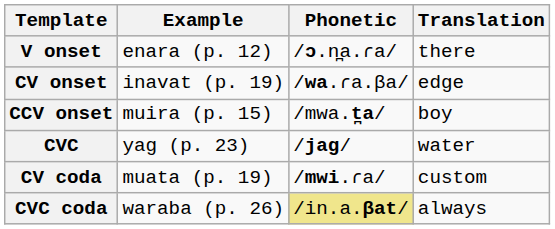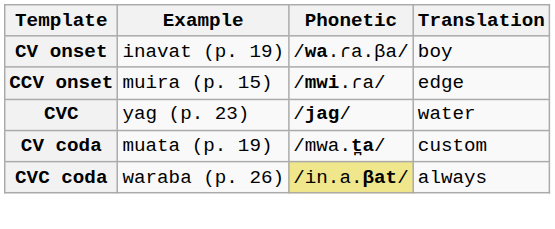- row: (61, 52)
(441, 83) edge -> (435, 52) boy
(339, 114) /mwa.t̪a/ -> (339, 83) /mwi.ɾa/
(435, 114) boy -> (441, 83) edge
(339, 177) /mwi.ɾa/ -> (339, 146) /mwa.t̪a/
